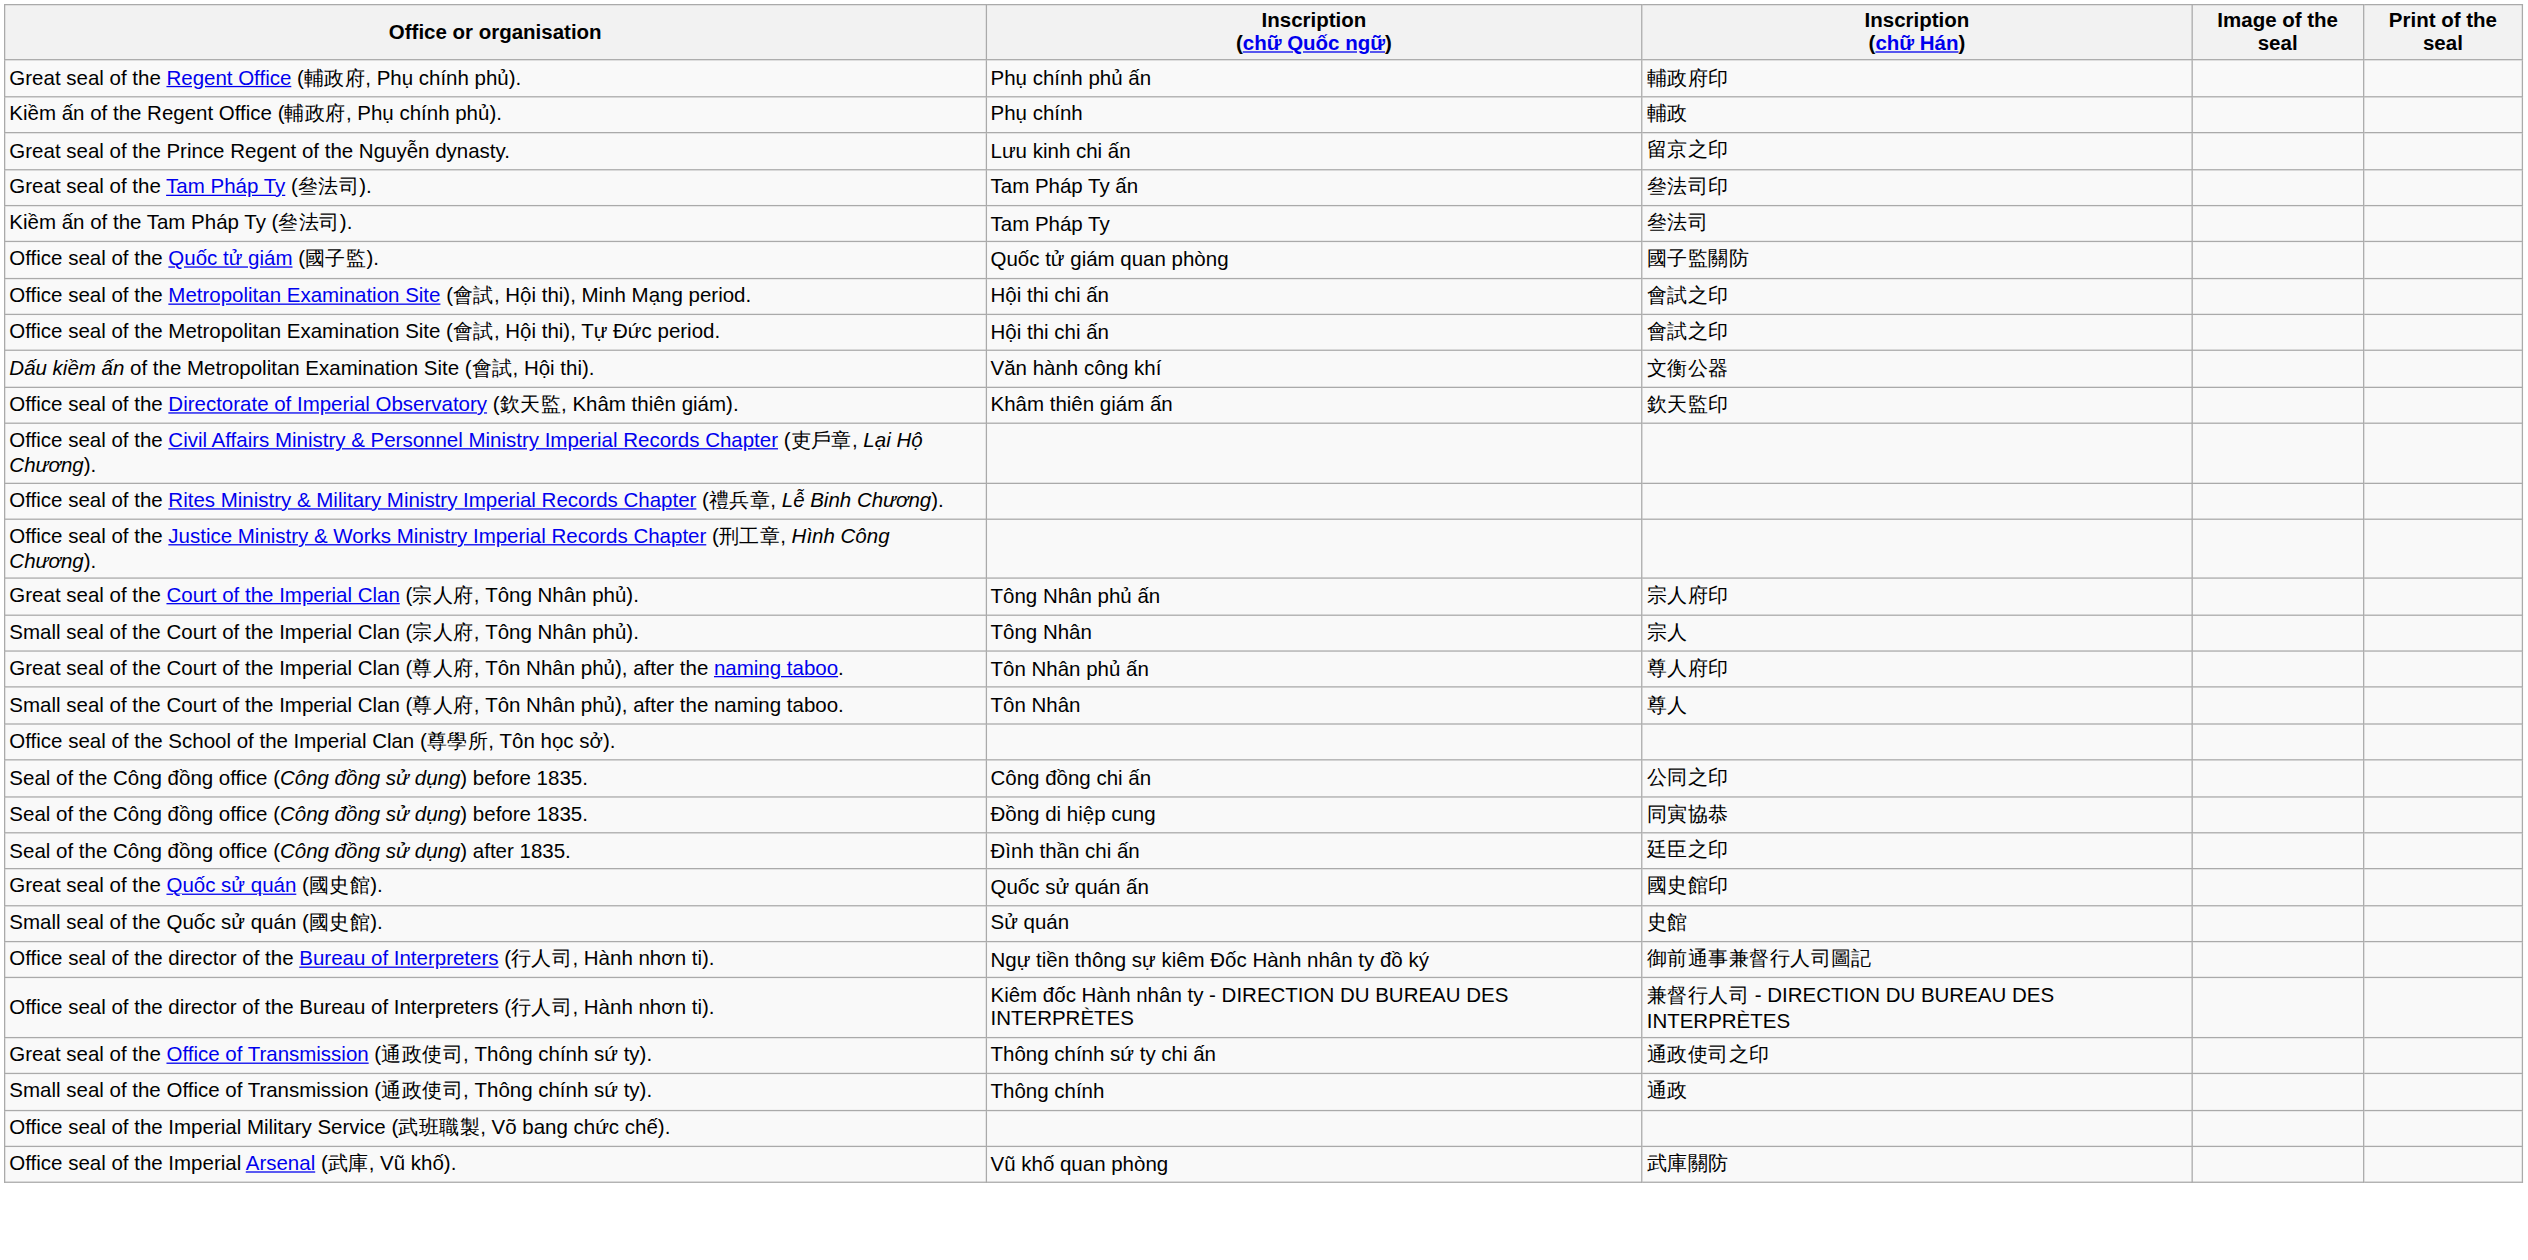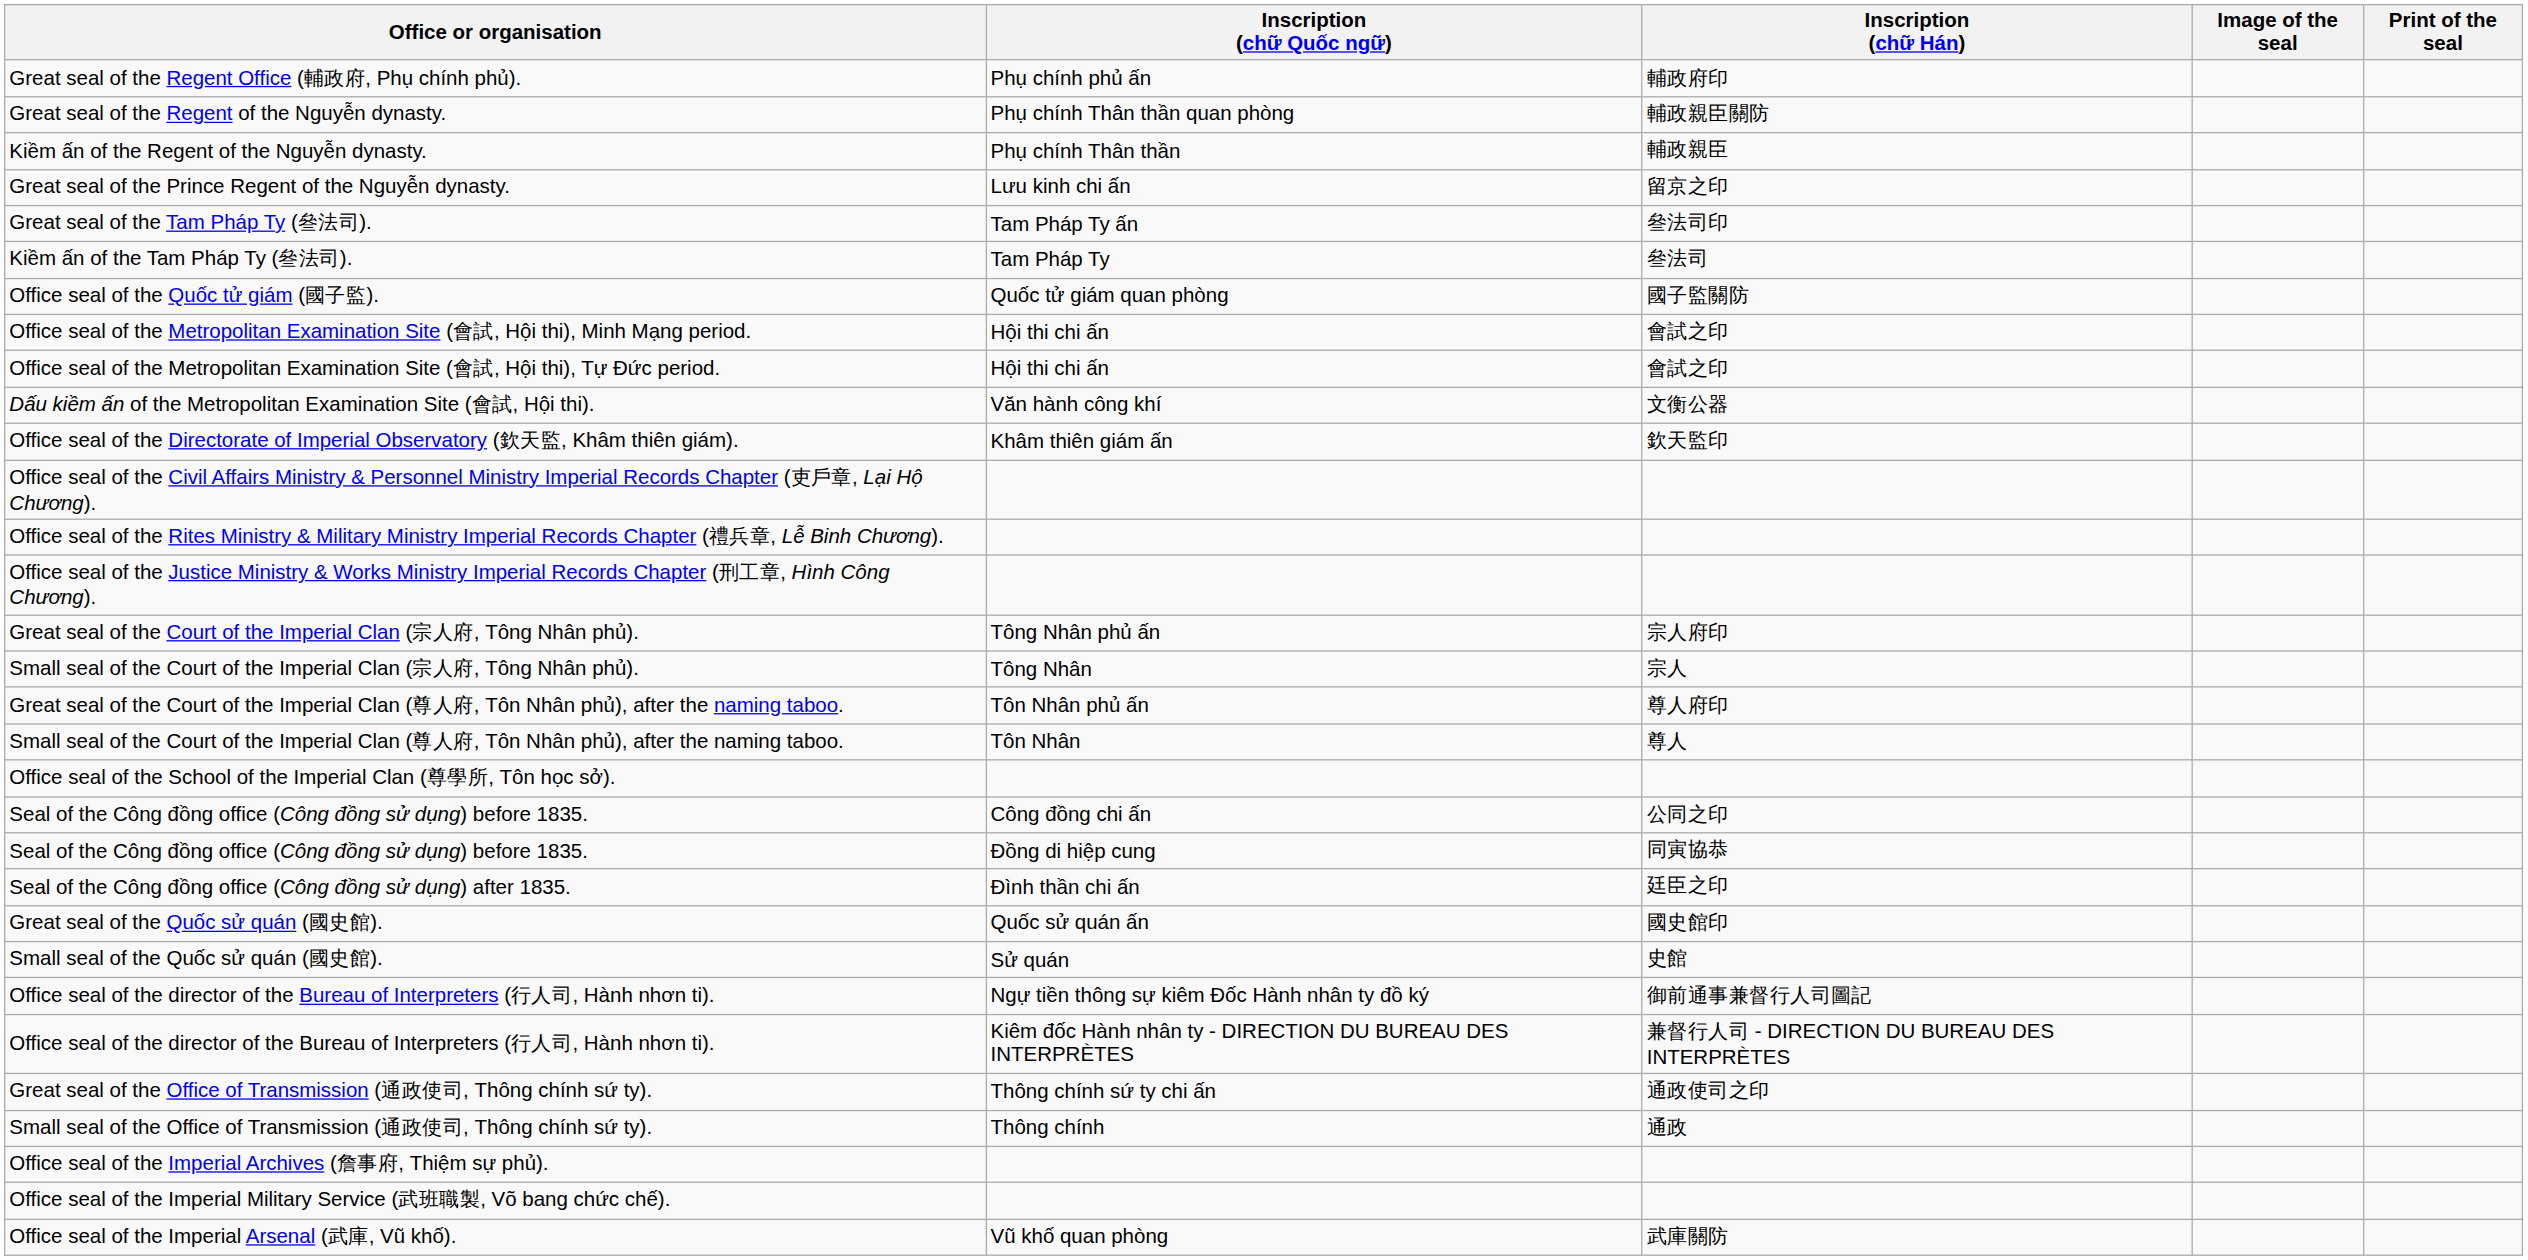- row: (256, 113)
+ row: (228, 114)
+ row: (218, 150)
+ row: (279, 1163)
